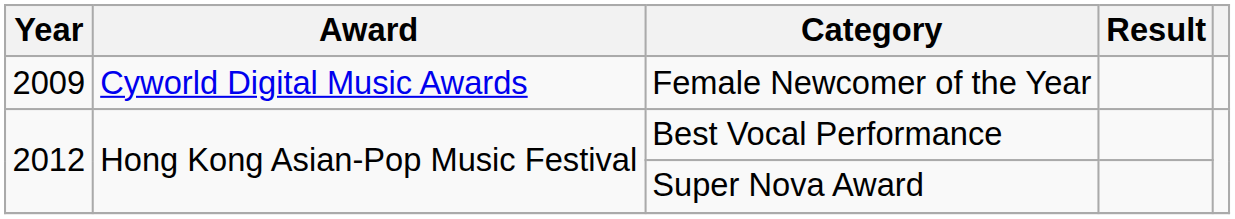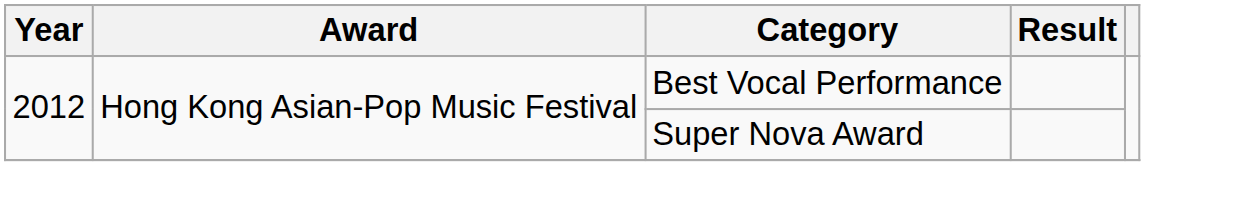- row: (872, 82)
